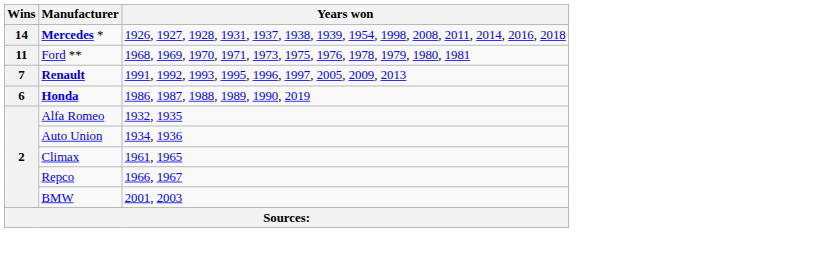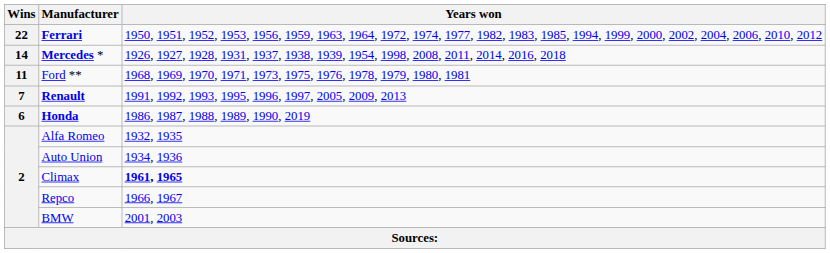+ row: (62, 34)
(153, 156) normal -> (153, 177) bold
